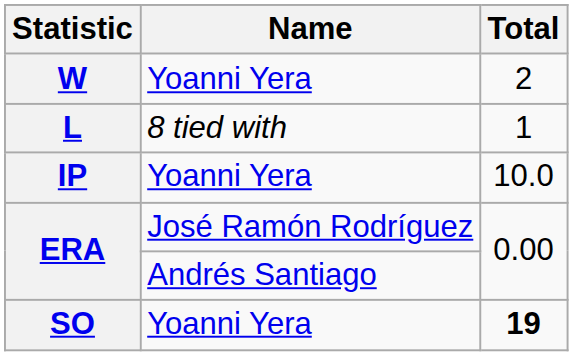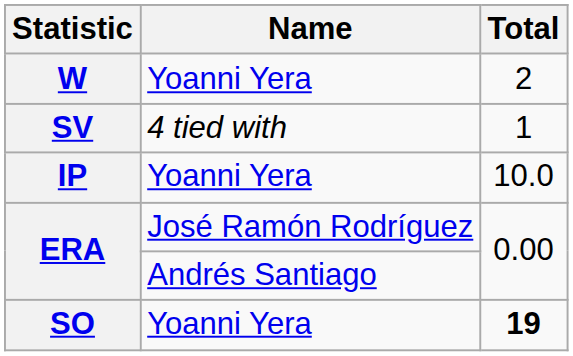- row: (73, 127)
+ row: (73, 127)
